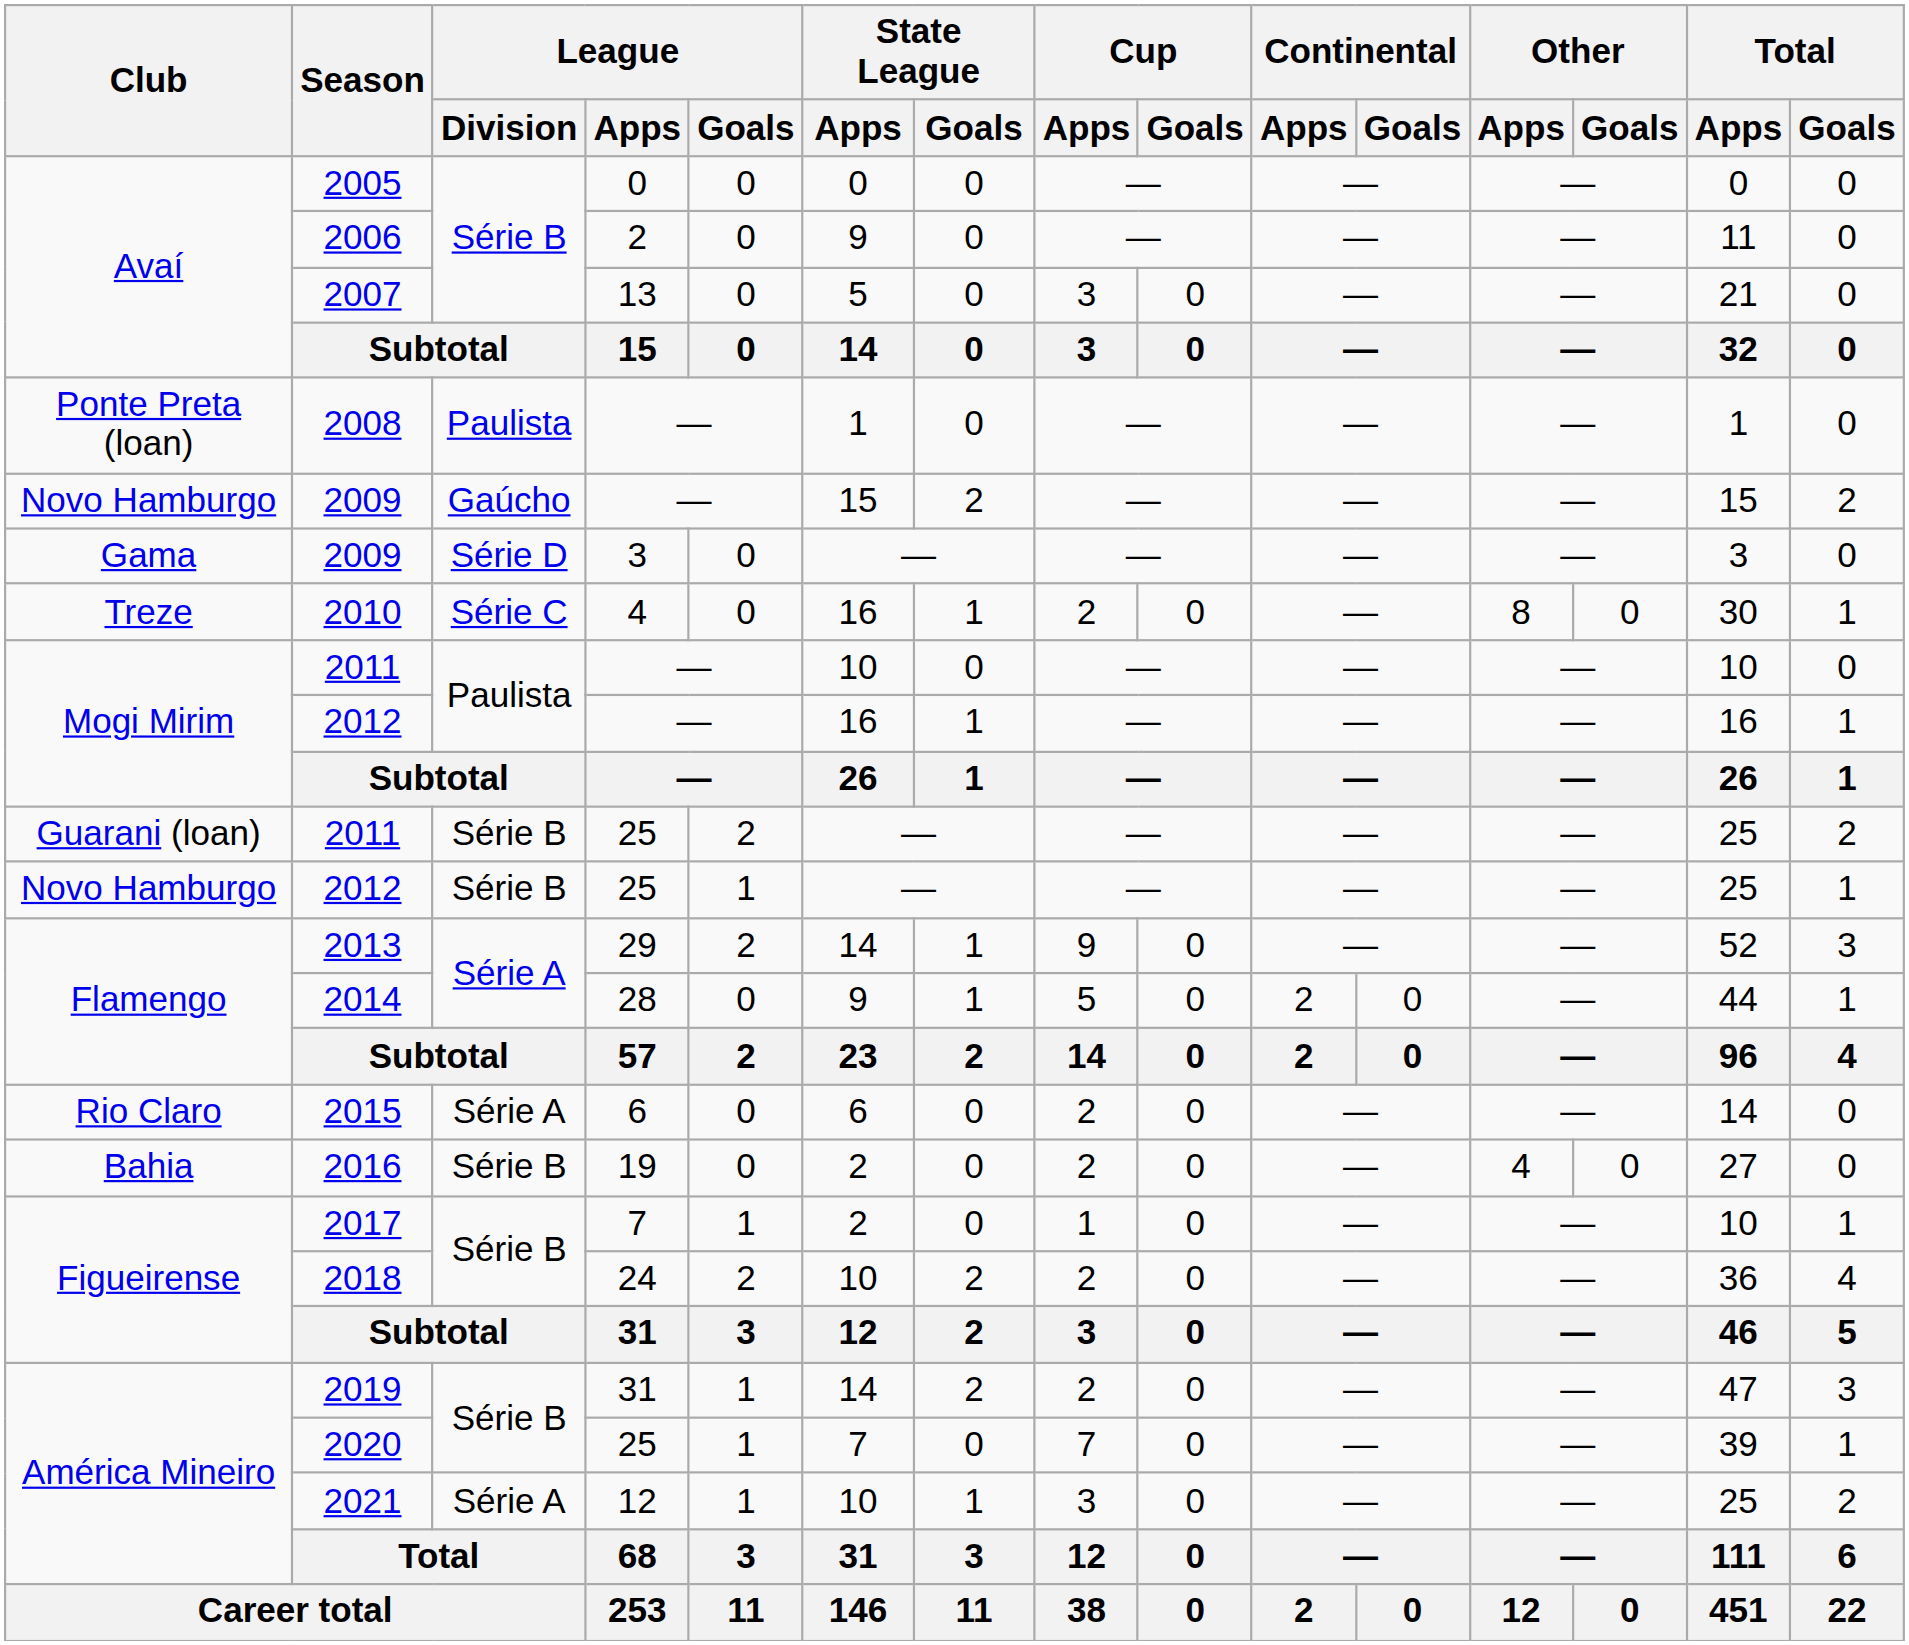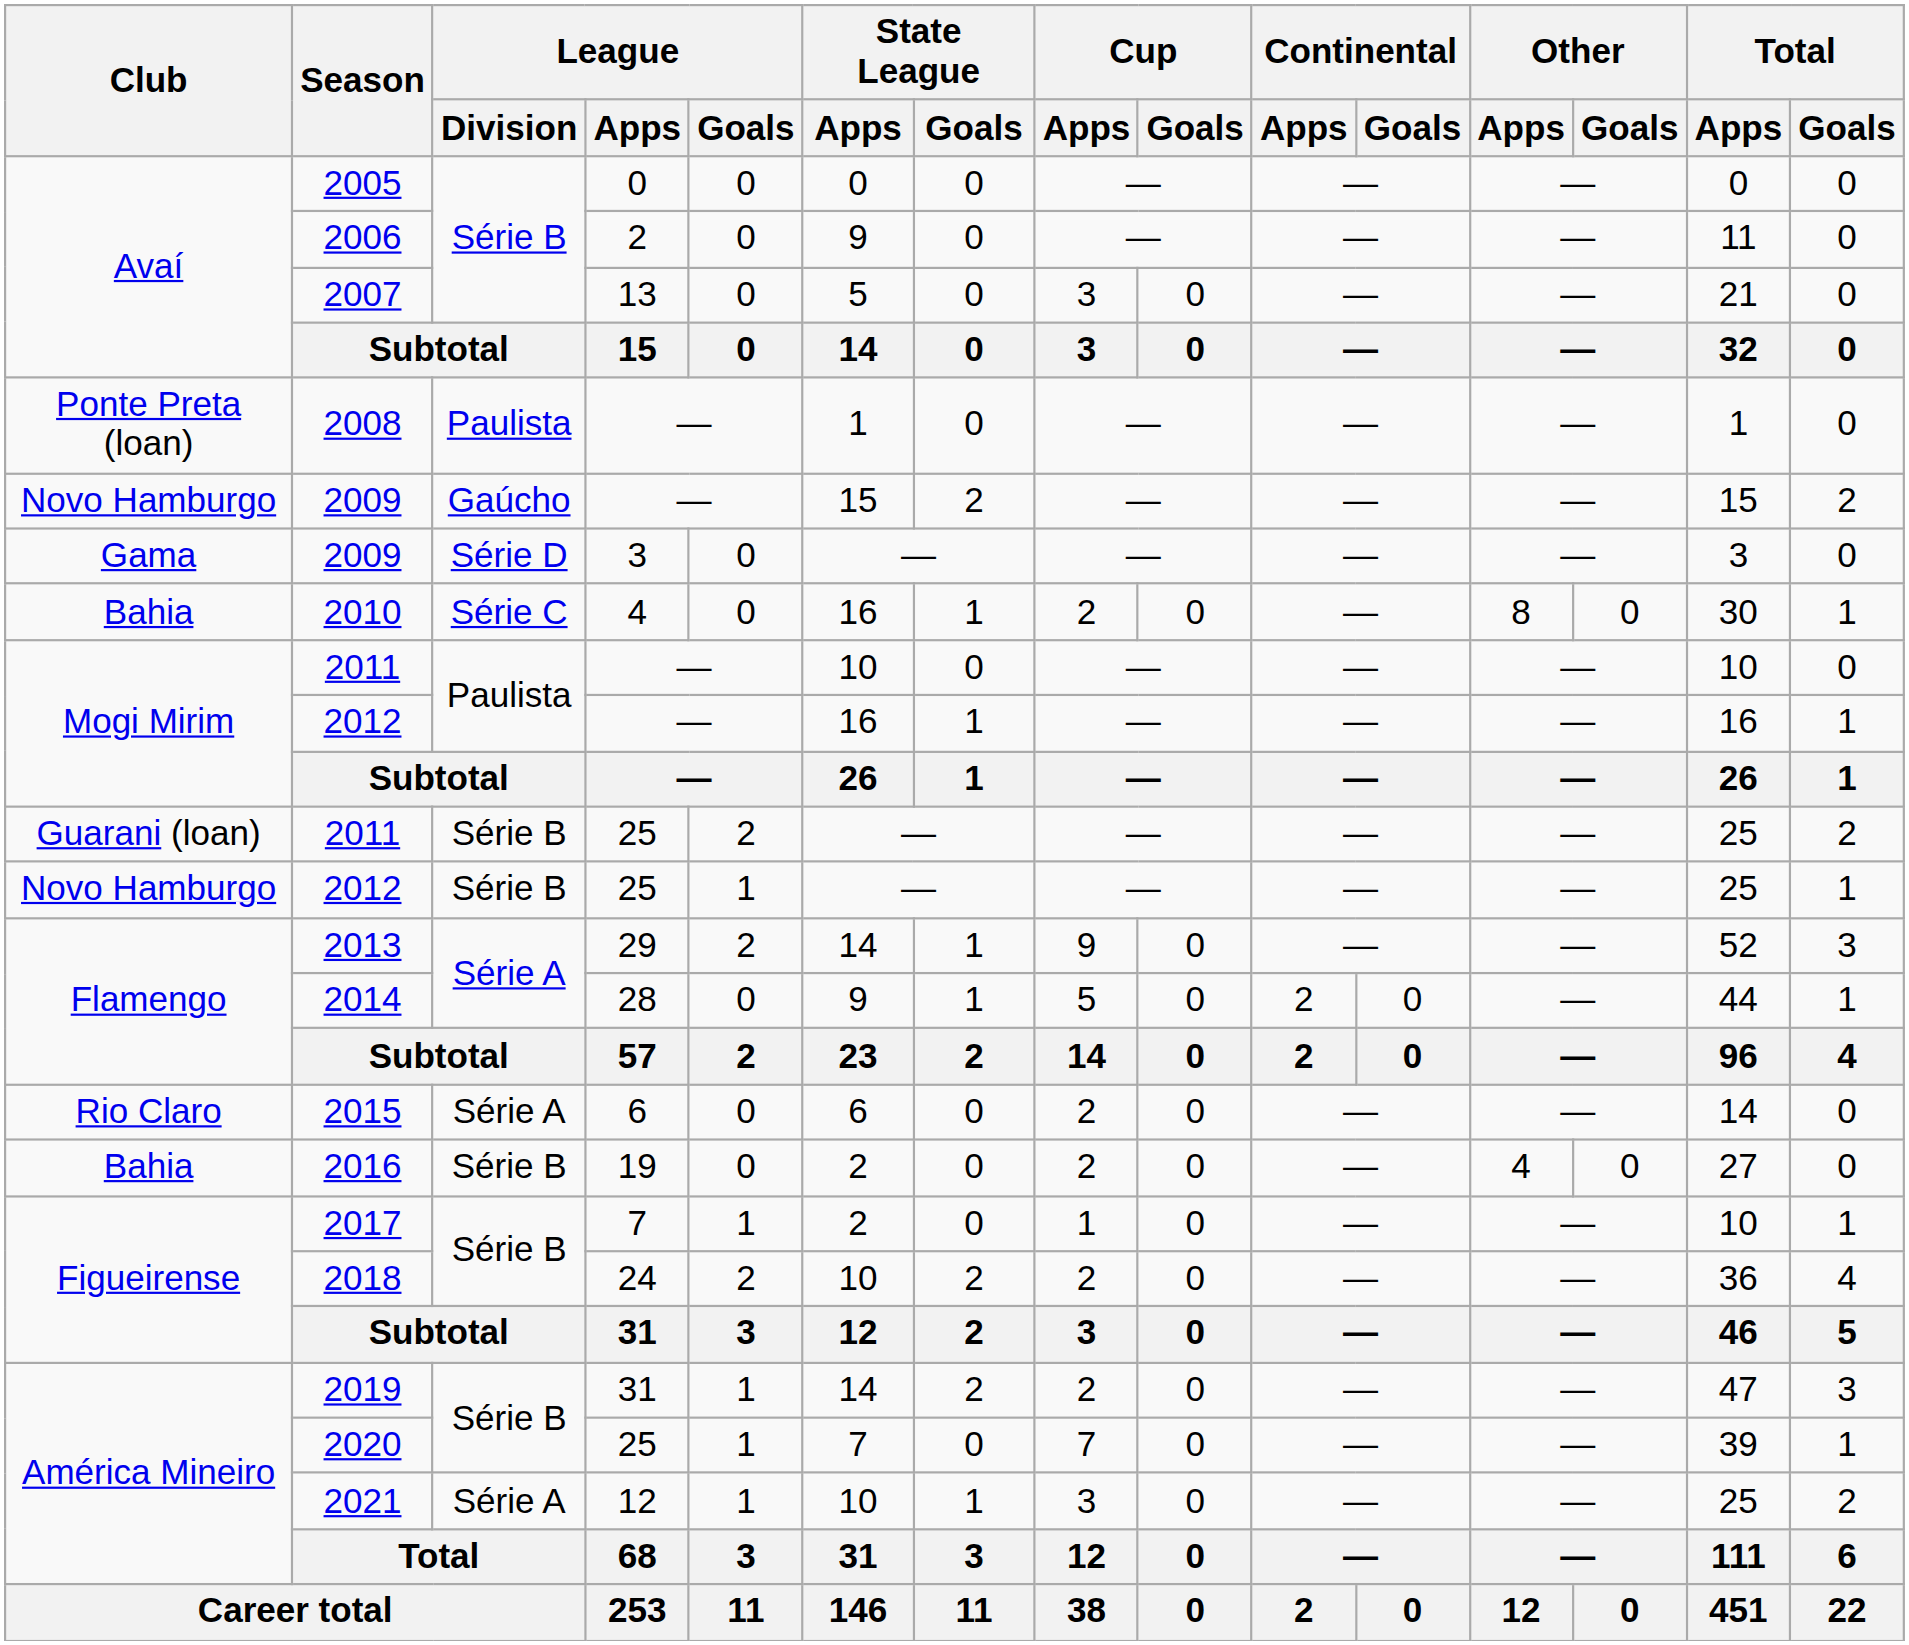(149, 611) Treze -> (149, 611) Bahia
